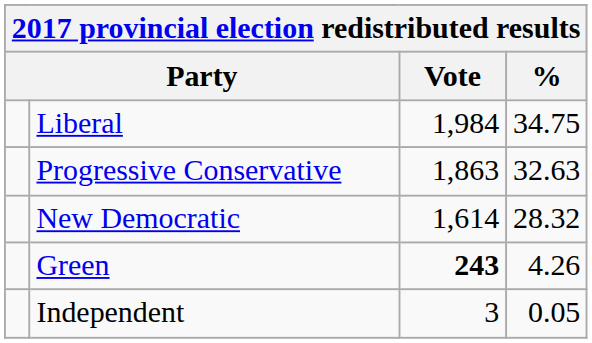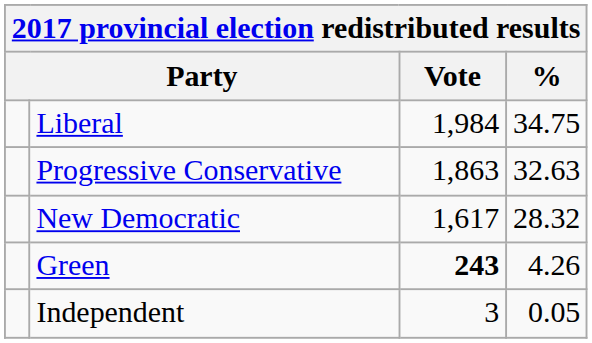(466, 218) 1,614 -> (466, 218) 1,617
